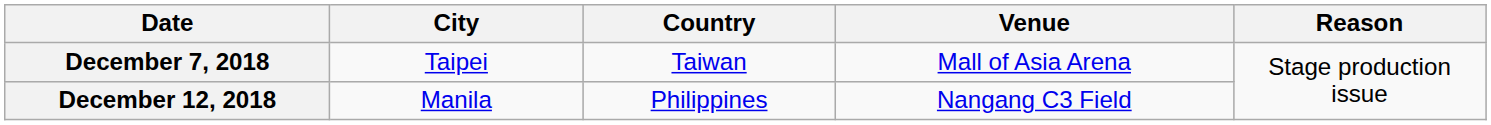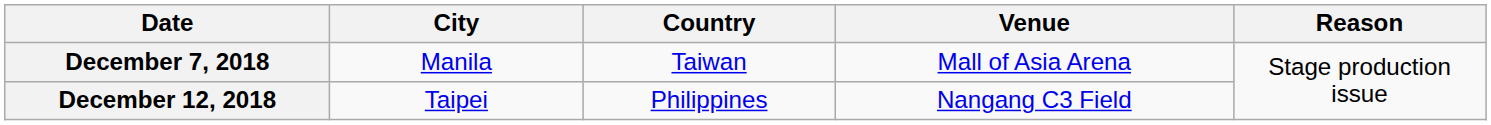(456, 61) Taipei -> (456, 61) Manila
(456, 100) Manila -> (456, 100) Taipei
